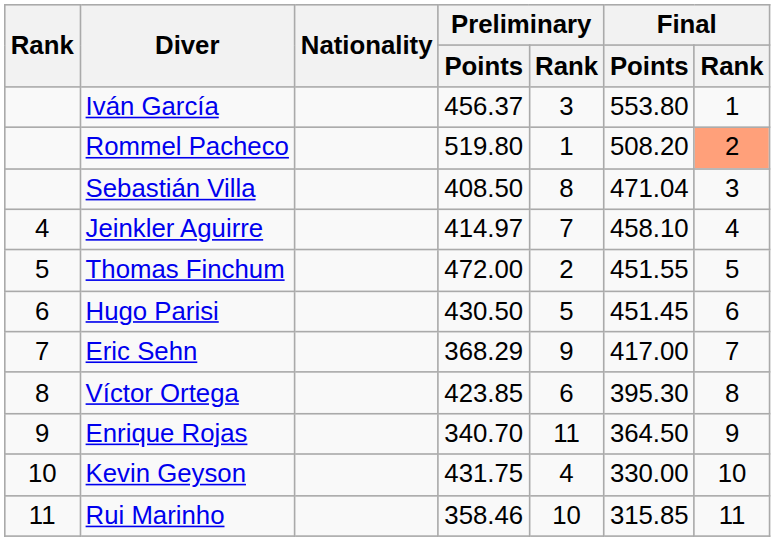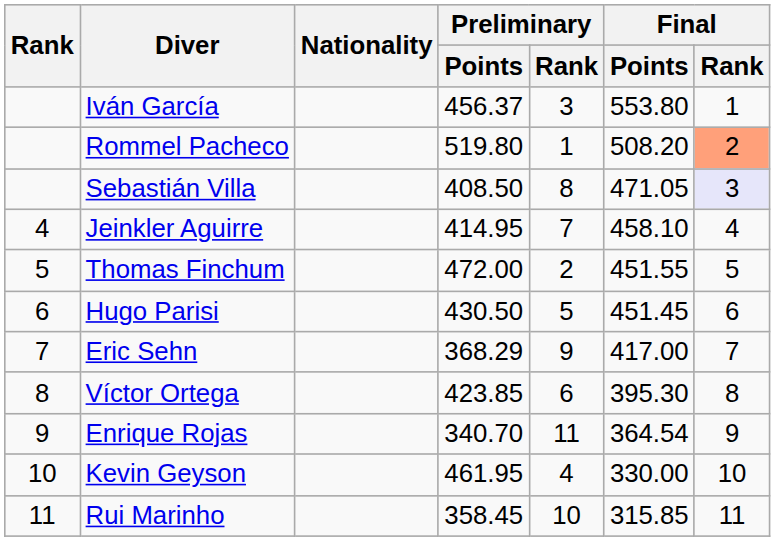(649, 188) 471.04 -> (649, 188) 471.05
(732, 188) no background -> (732, 188) lavender background
(484, 229) 414.97 -> (484, 229) 414.95
(649, 433) 364.50 -> (649, 433) 364.54
(484, 474) 431.75 -> (484, 474) 461.95
(484, 515) 358.46 -> (484, 515) 358.45
